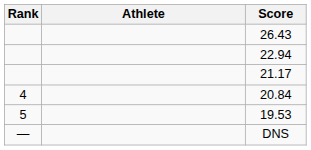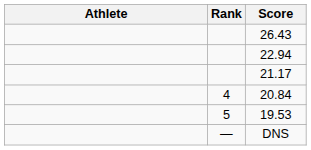columns swapped: (23, 14) <-> (143, 14)
